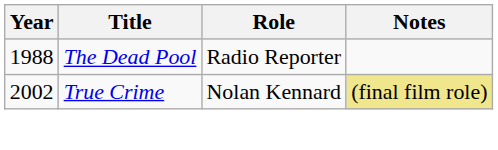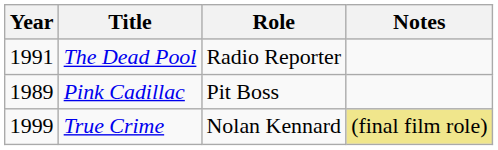(32, 56) 1988 -> (32, 56) 1991
+ row: (124, 91)
(32, 91) 2002 -> (32, 126) 1999
